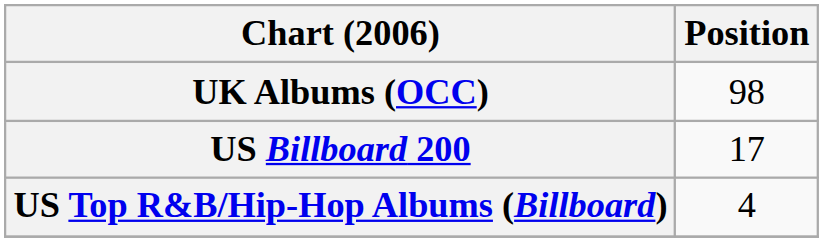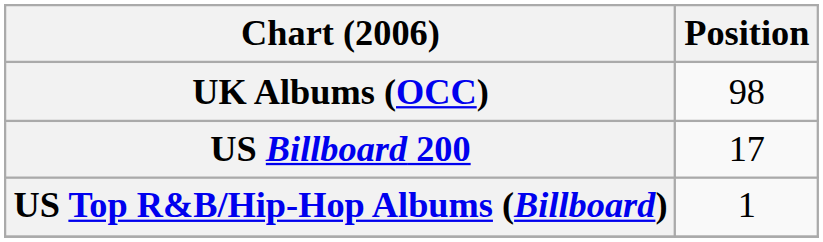(747, 206) 4 -> (747, 206) 1
